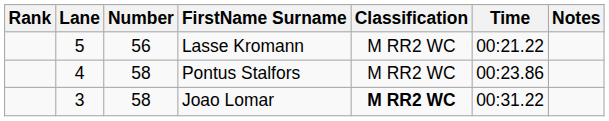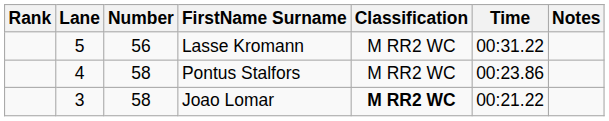(510, 45) 00:21.22 -> (510, 45) 00:31.22
(510, 101) 00:31.22 -> (510, 101) 00:21.22
